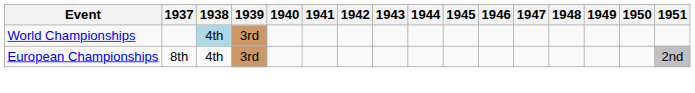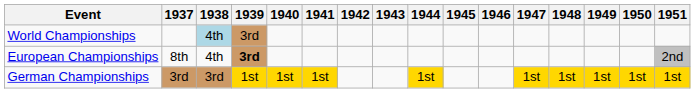(250, 56) normal -> (250, 56) bold
+ row: (78, 77)
